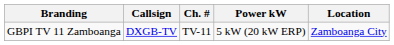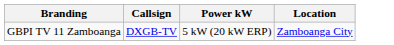- column: (197, 13)
